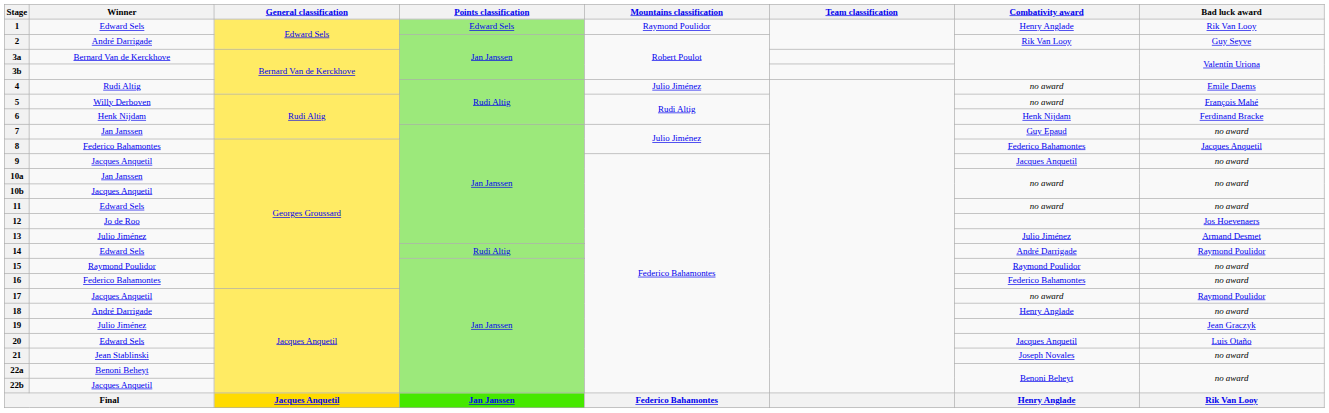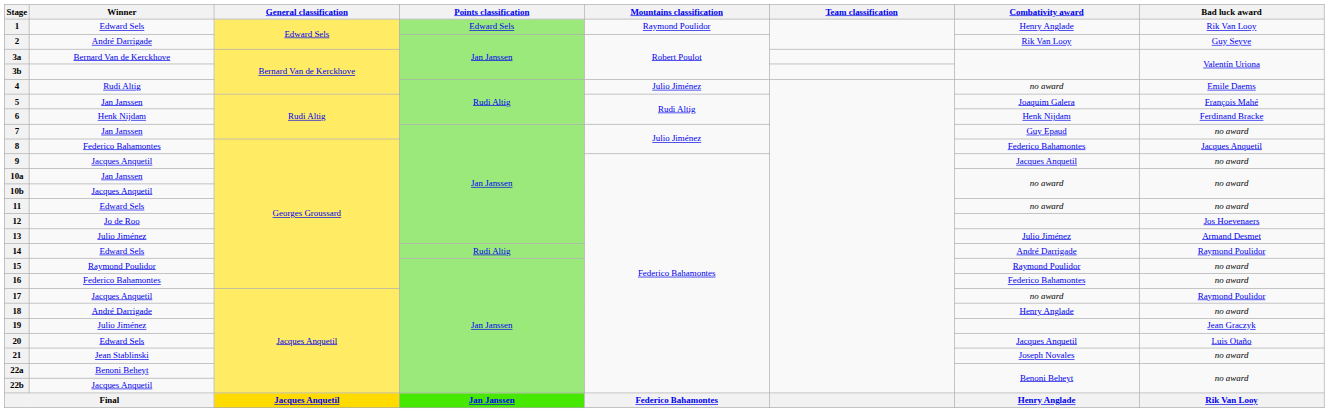(122, 101) Willy Derboven -> (122, 101) Jan Janssen
(1047, 101) no award -> (1047, 101) Joaquim Galera
